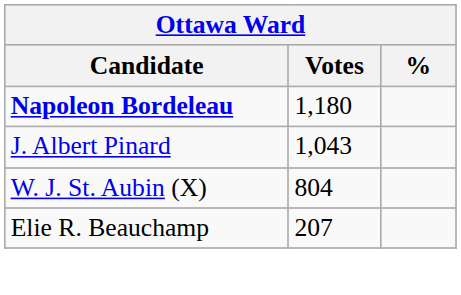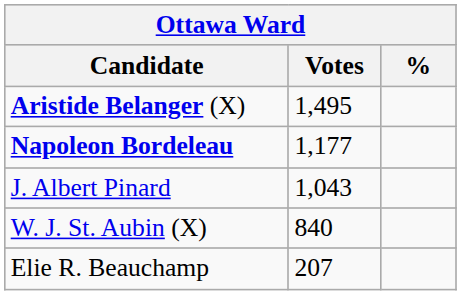+ row: (128, 106)
(323, 106) 1,180 -> (323, 146) 1,177
(314, 187) 804 -> (314, 227) 840
